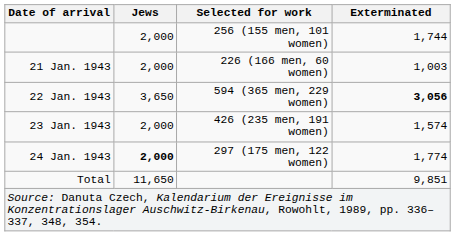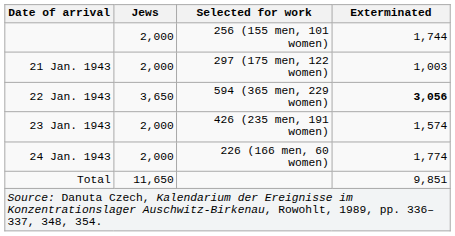(275, 67) 226 (166 men, 60 women) -> (271, 67) 297 (175 men, 122 women)
(157, 156) bold -> (157, 156) normal
(271, 156) 297 (175 men, 122 women) -> (275, 156) 226 (166 men, 60 women)
